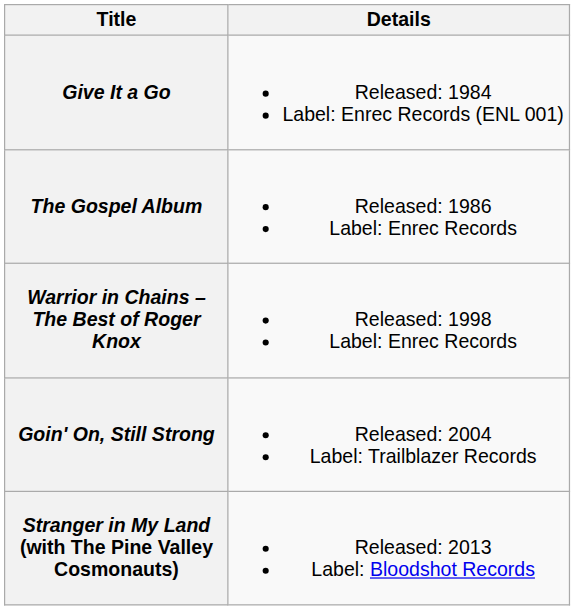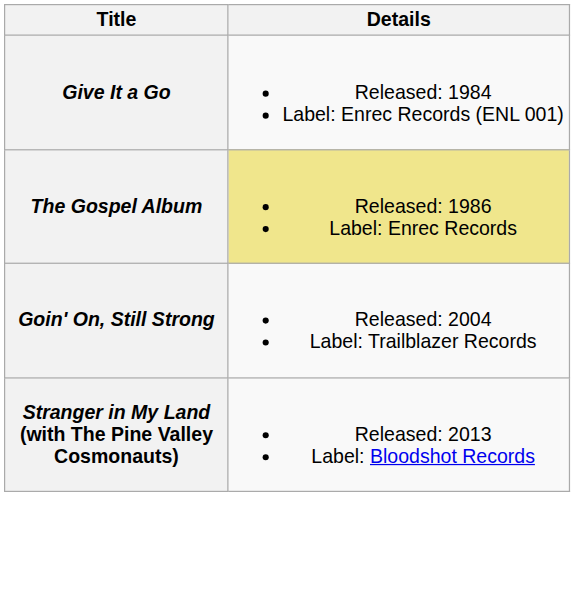(399, 217) no background -> (399, 217) khaki background
- row: (116, 320)
